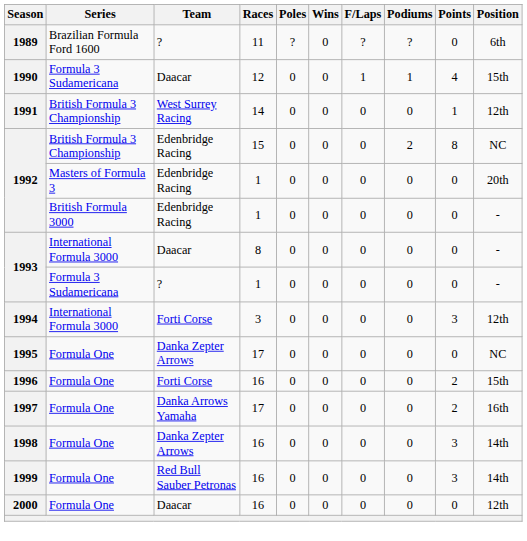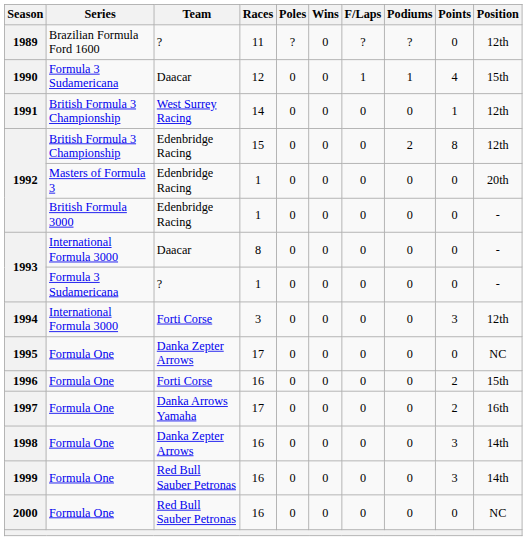(498, 42) 6th -> (498, 42) 12th
(498, 146) NC -> (498, 146) 12th
(174, 505) Daacar -> (196, 512) Red Bull Sauber Petronas
(498, 505) 12th -> (498, 512) NC
